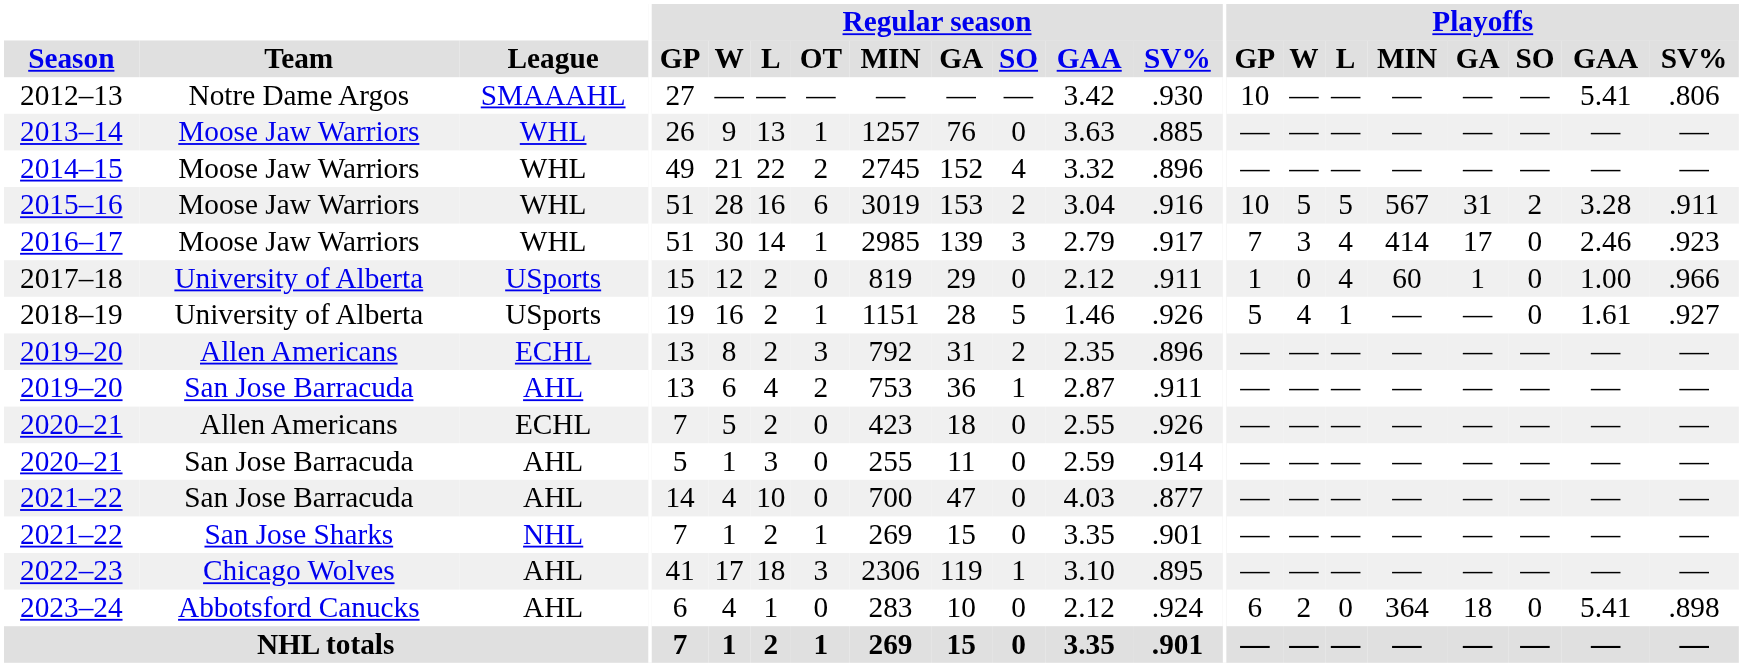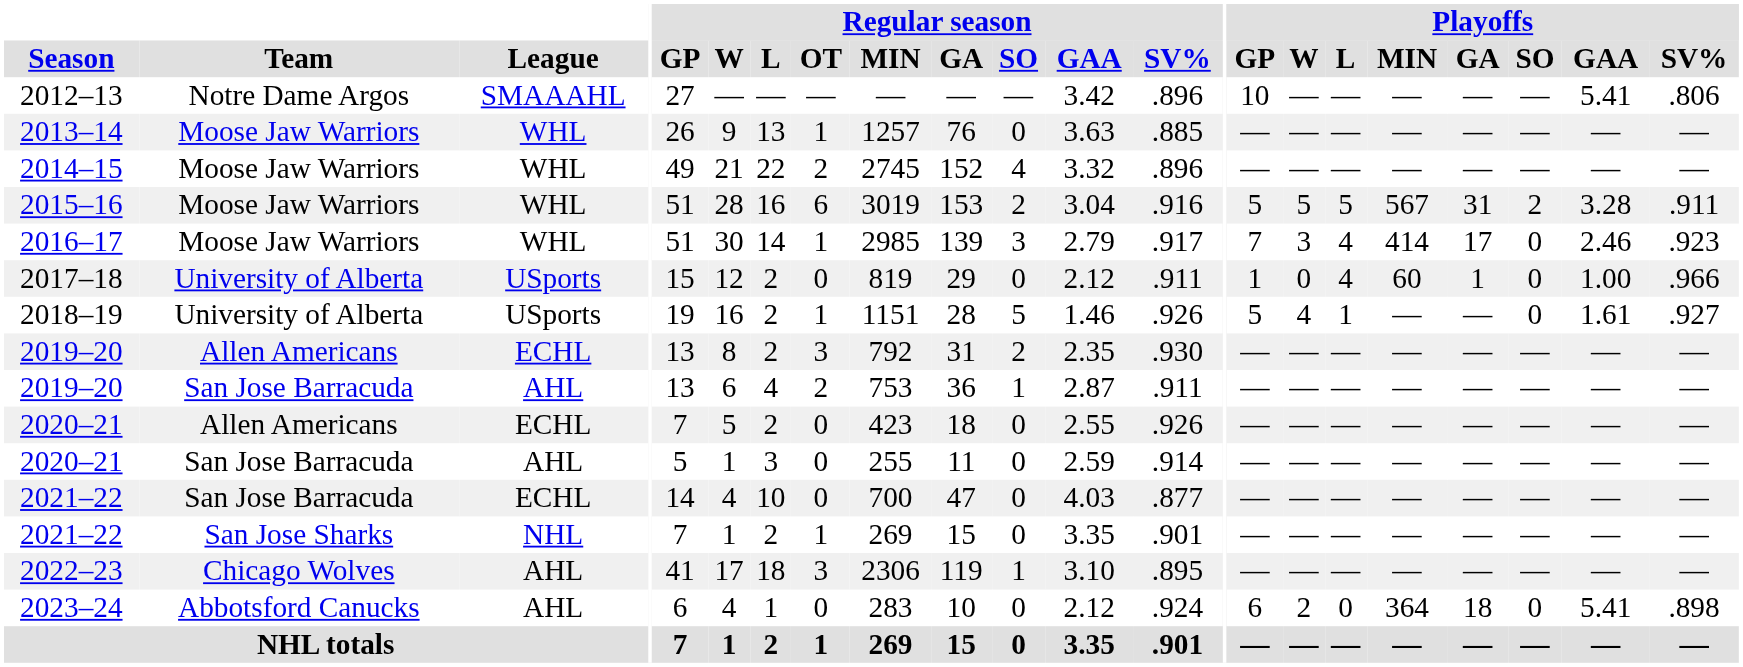(1177, 95) .930 -> (1177, 95) .896
(1255, 204) 10 -> (1255, 204) 5
(1177, 351) .896 -> (1177, 351) .930
(553, 497) AHL -> (553, 497) ECHL
